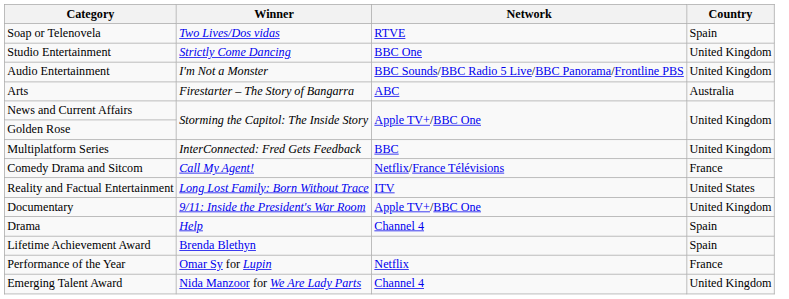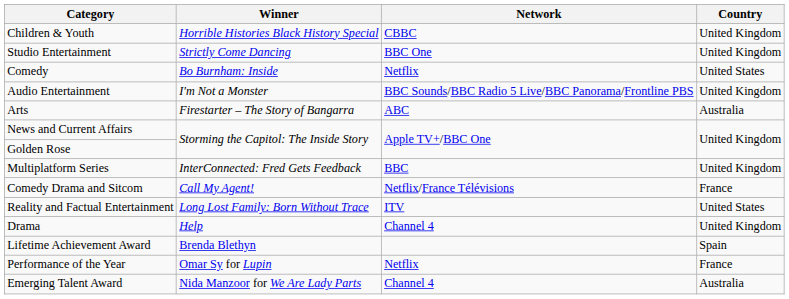- row: (54, 33)
+ row: (51, 33)
+ row: (28, 71)
- row: (40, 206)
(703, 226) Spain -> (740, 226) United Kingdom
(730, 284) United Kingdom -> (721, 284) Australia
